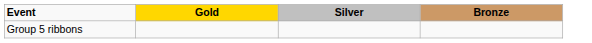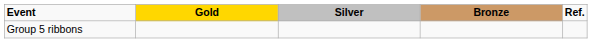+ column: (575, 12)
